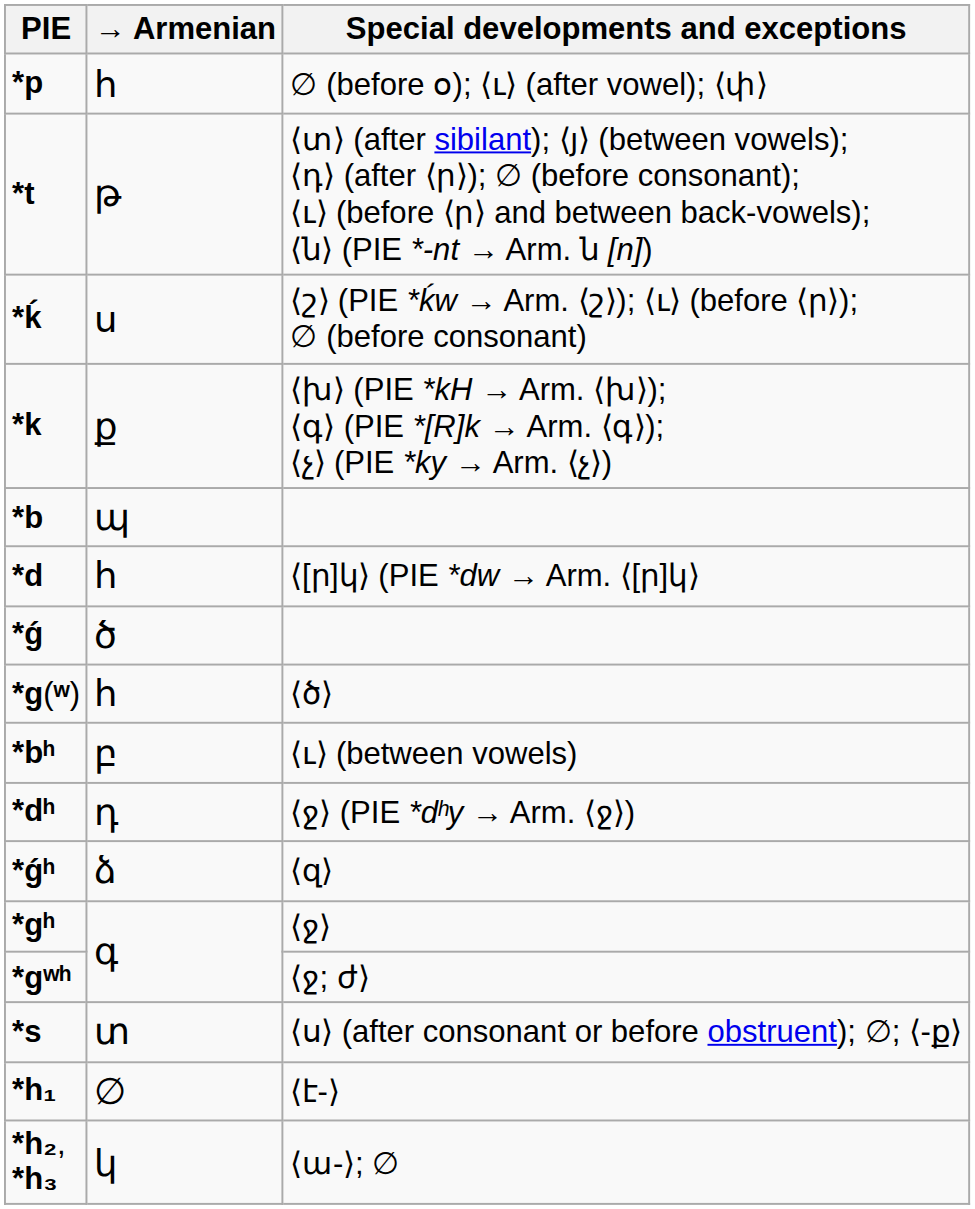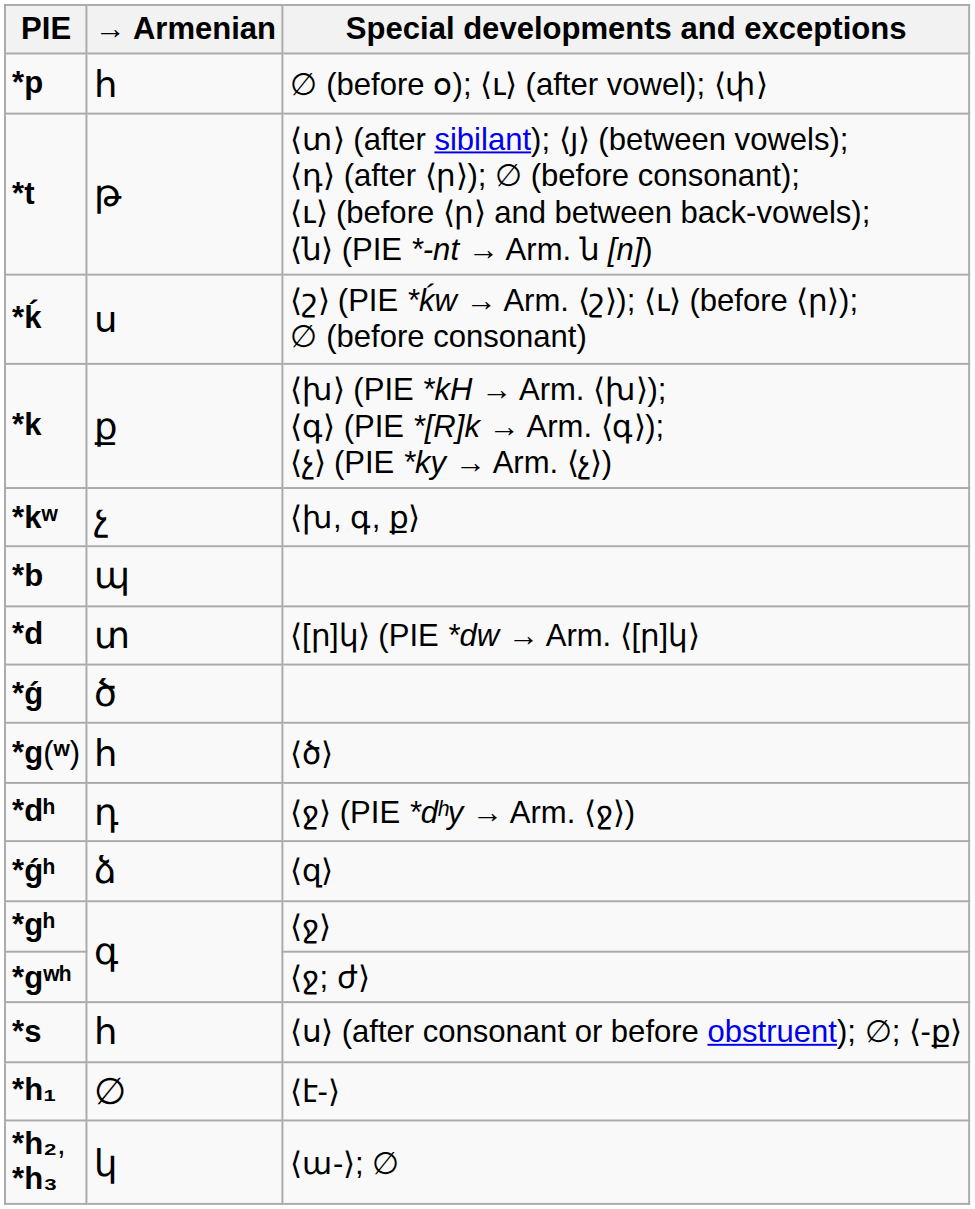+ row: (35, 516)
(106, 576) հ -> (113, 635) տ
- row: (33, 752)
(113, 1032) տ -> (106, 1032) հ
